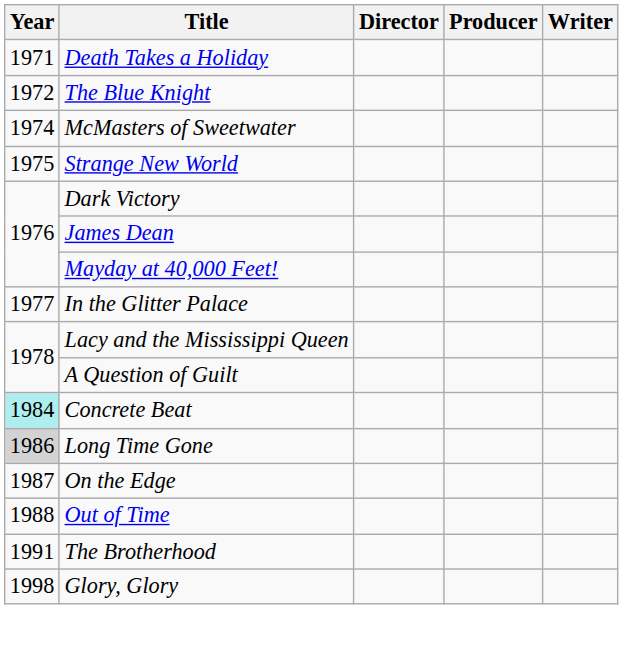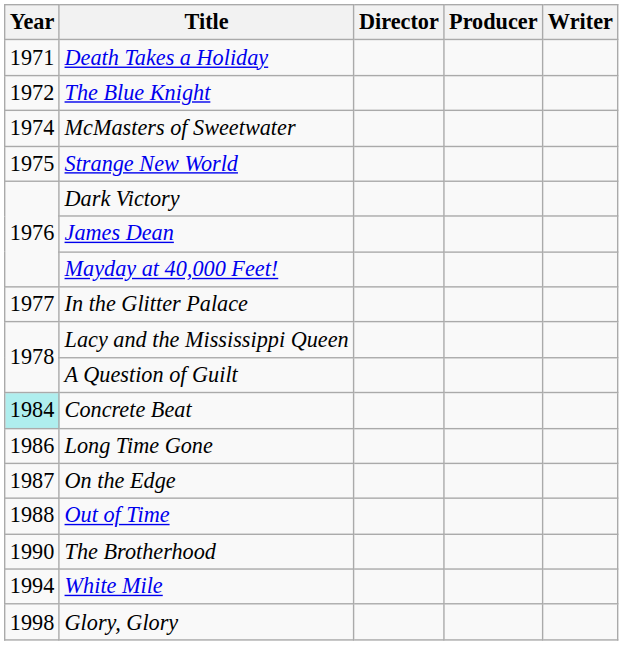(32, 445) lightgrey background -> (32, 445) no background
(32, 551) 1991 -> (32, 551) 1990
+ row: (114, 586)
